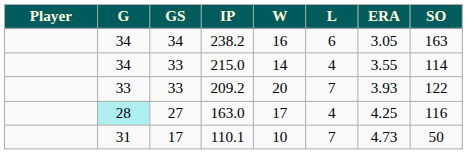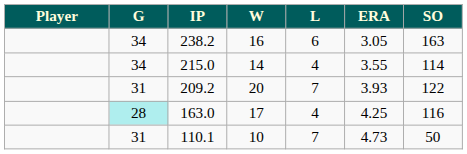- column: (175, 16)
(123, 88) 33 -> (139, 88) 31
